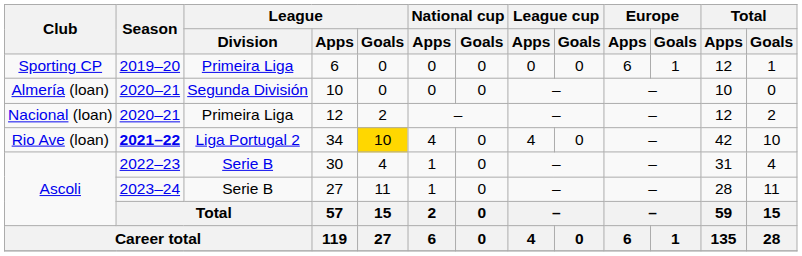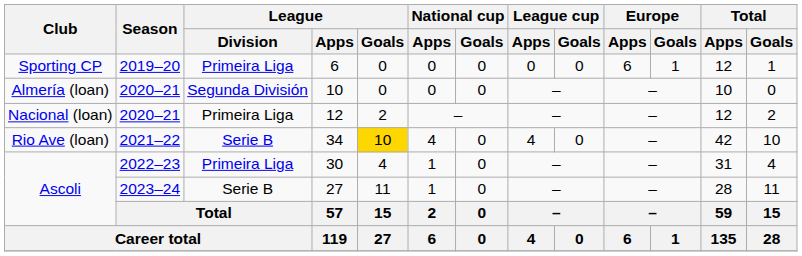(150, 139) bold -> (150, 139) normal
(248, 139) Liga Portugal 2 -> (248, 139) Serie B
(248, 164) Serie B -> (248, 164) Primeira Liga
